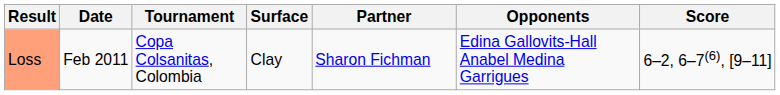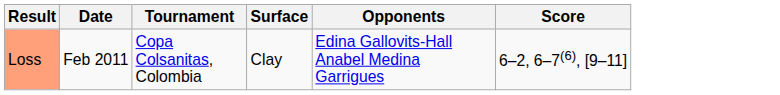- column: (384, 16)
